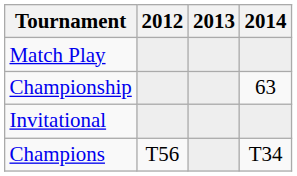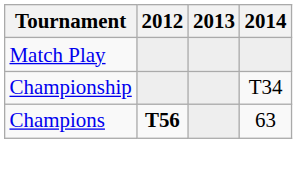(266, 87) 63 -> (266, 87) T34
- row: (58, 120)
(162, 154) normal -> (162, 120) bold
(266, 154) T34 -> (266, 120) 63
